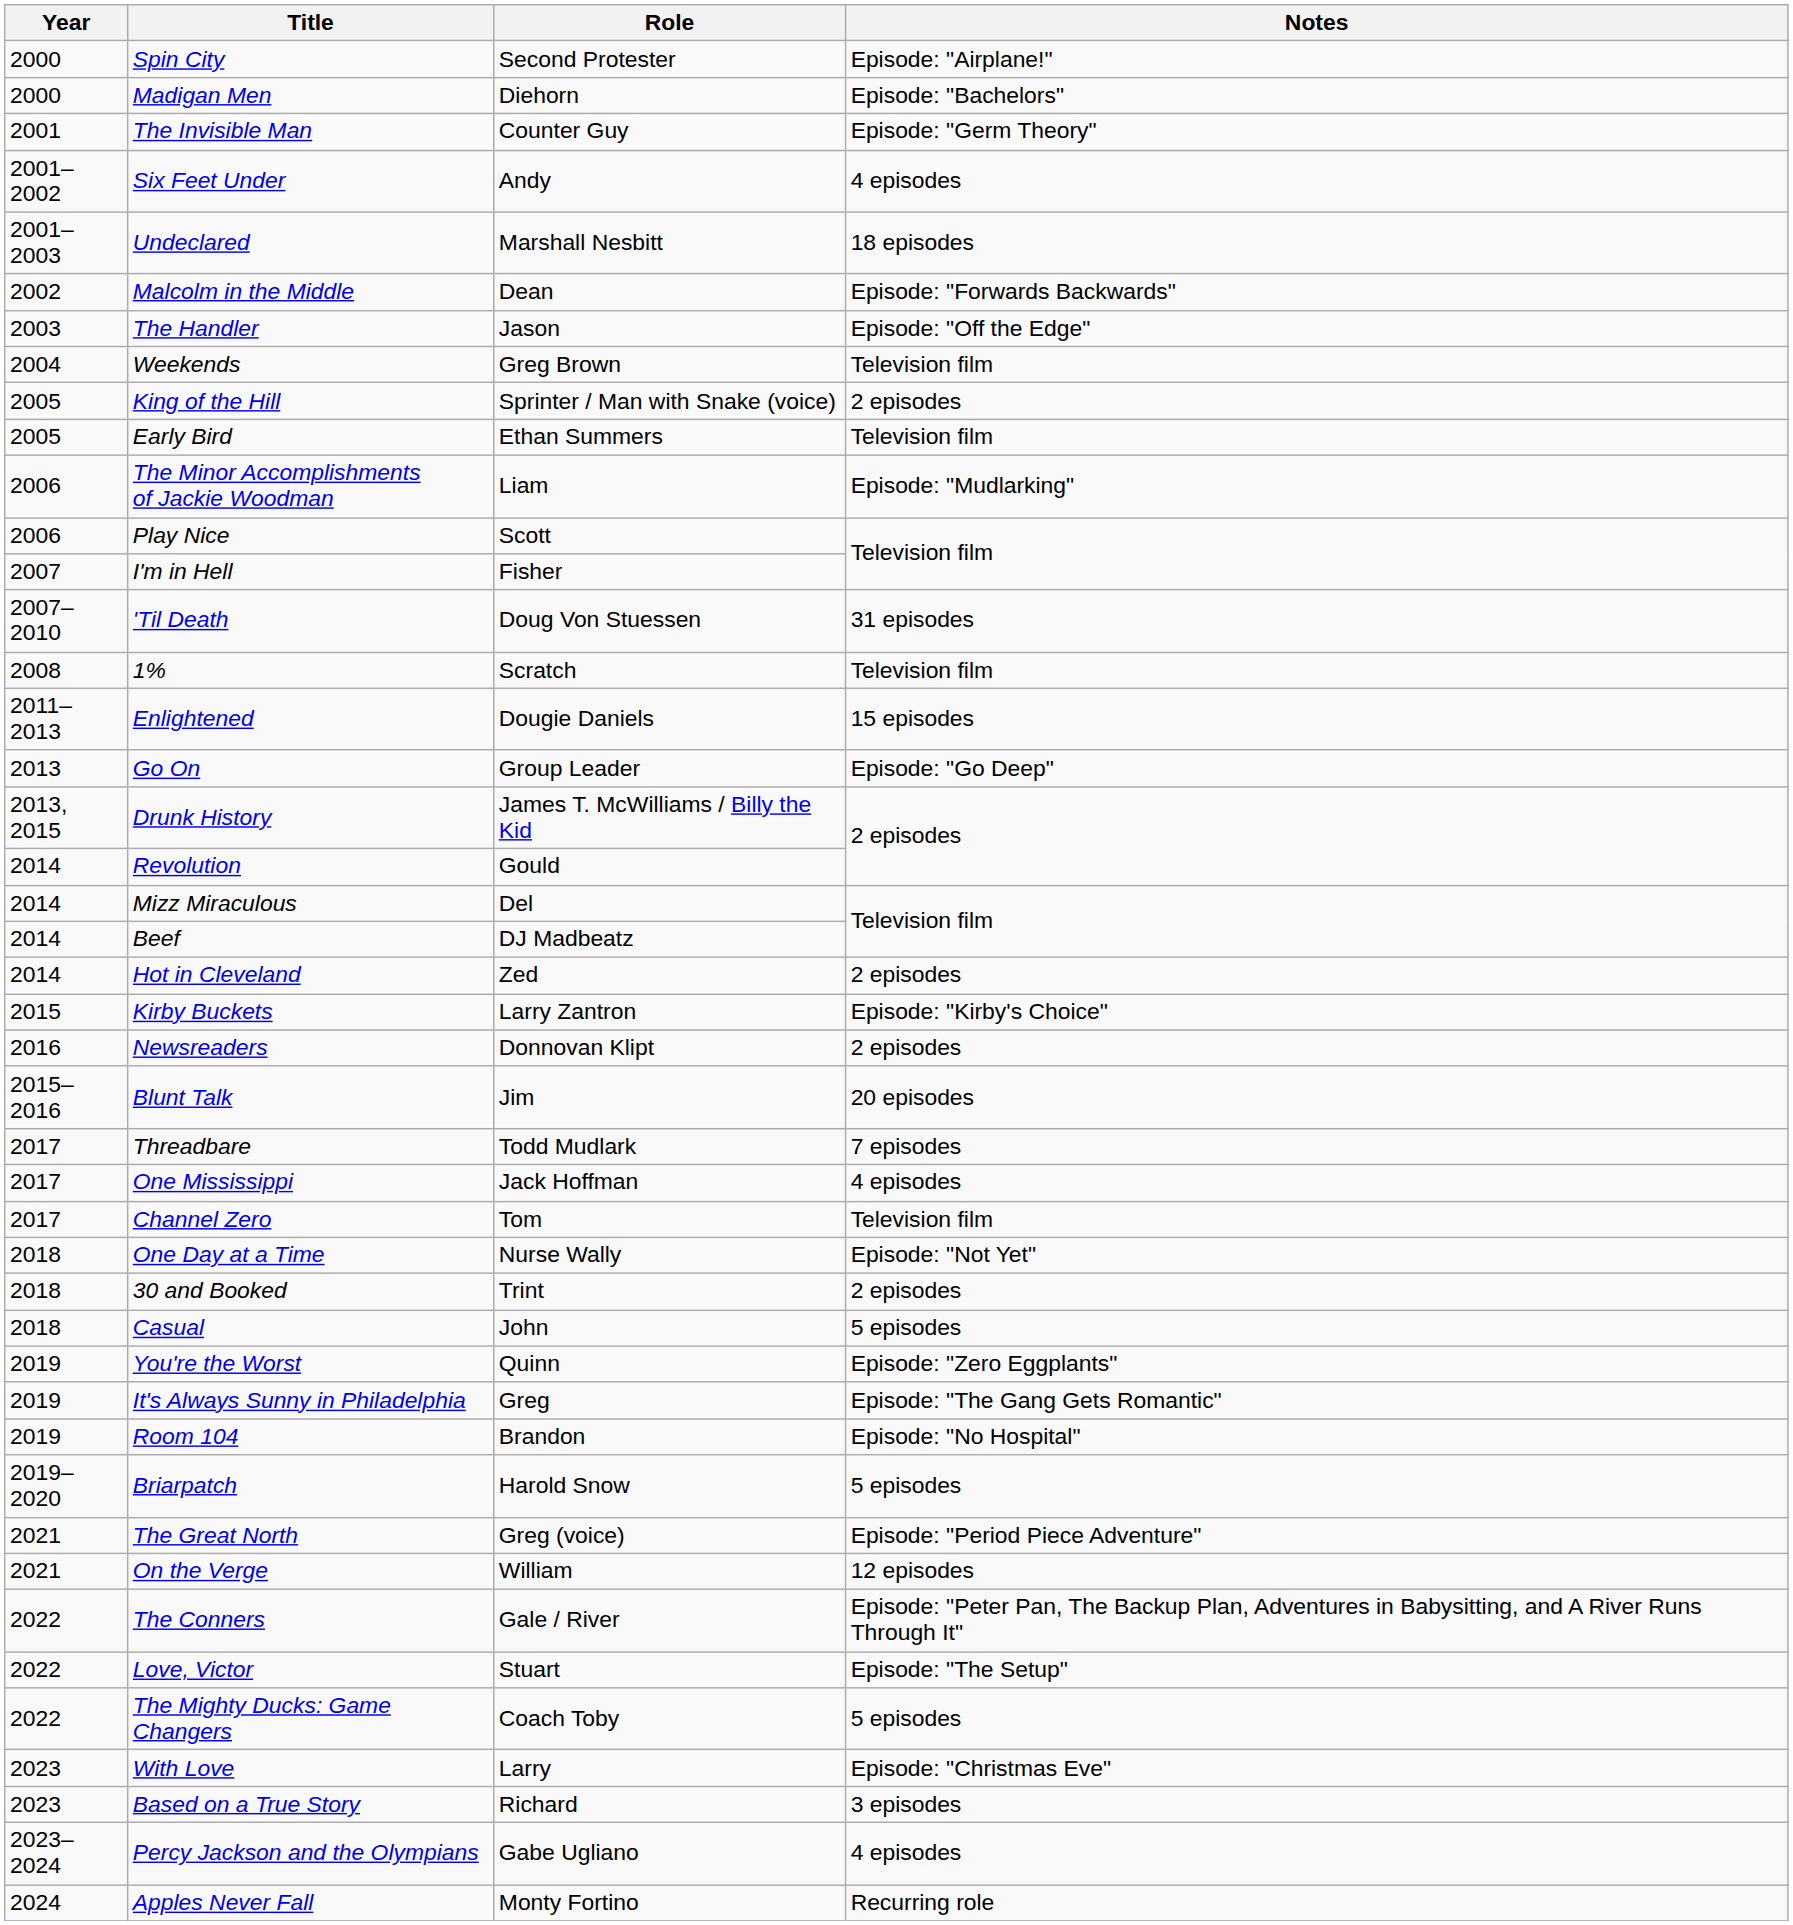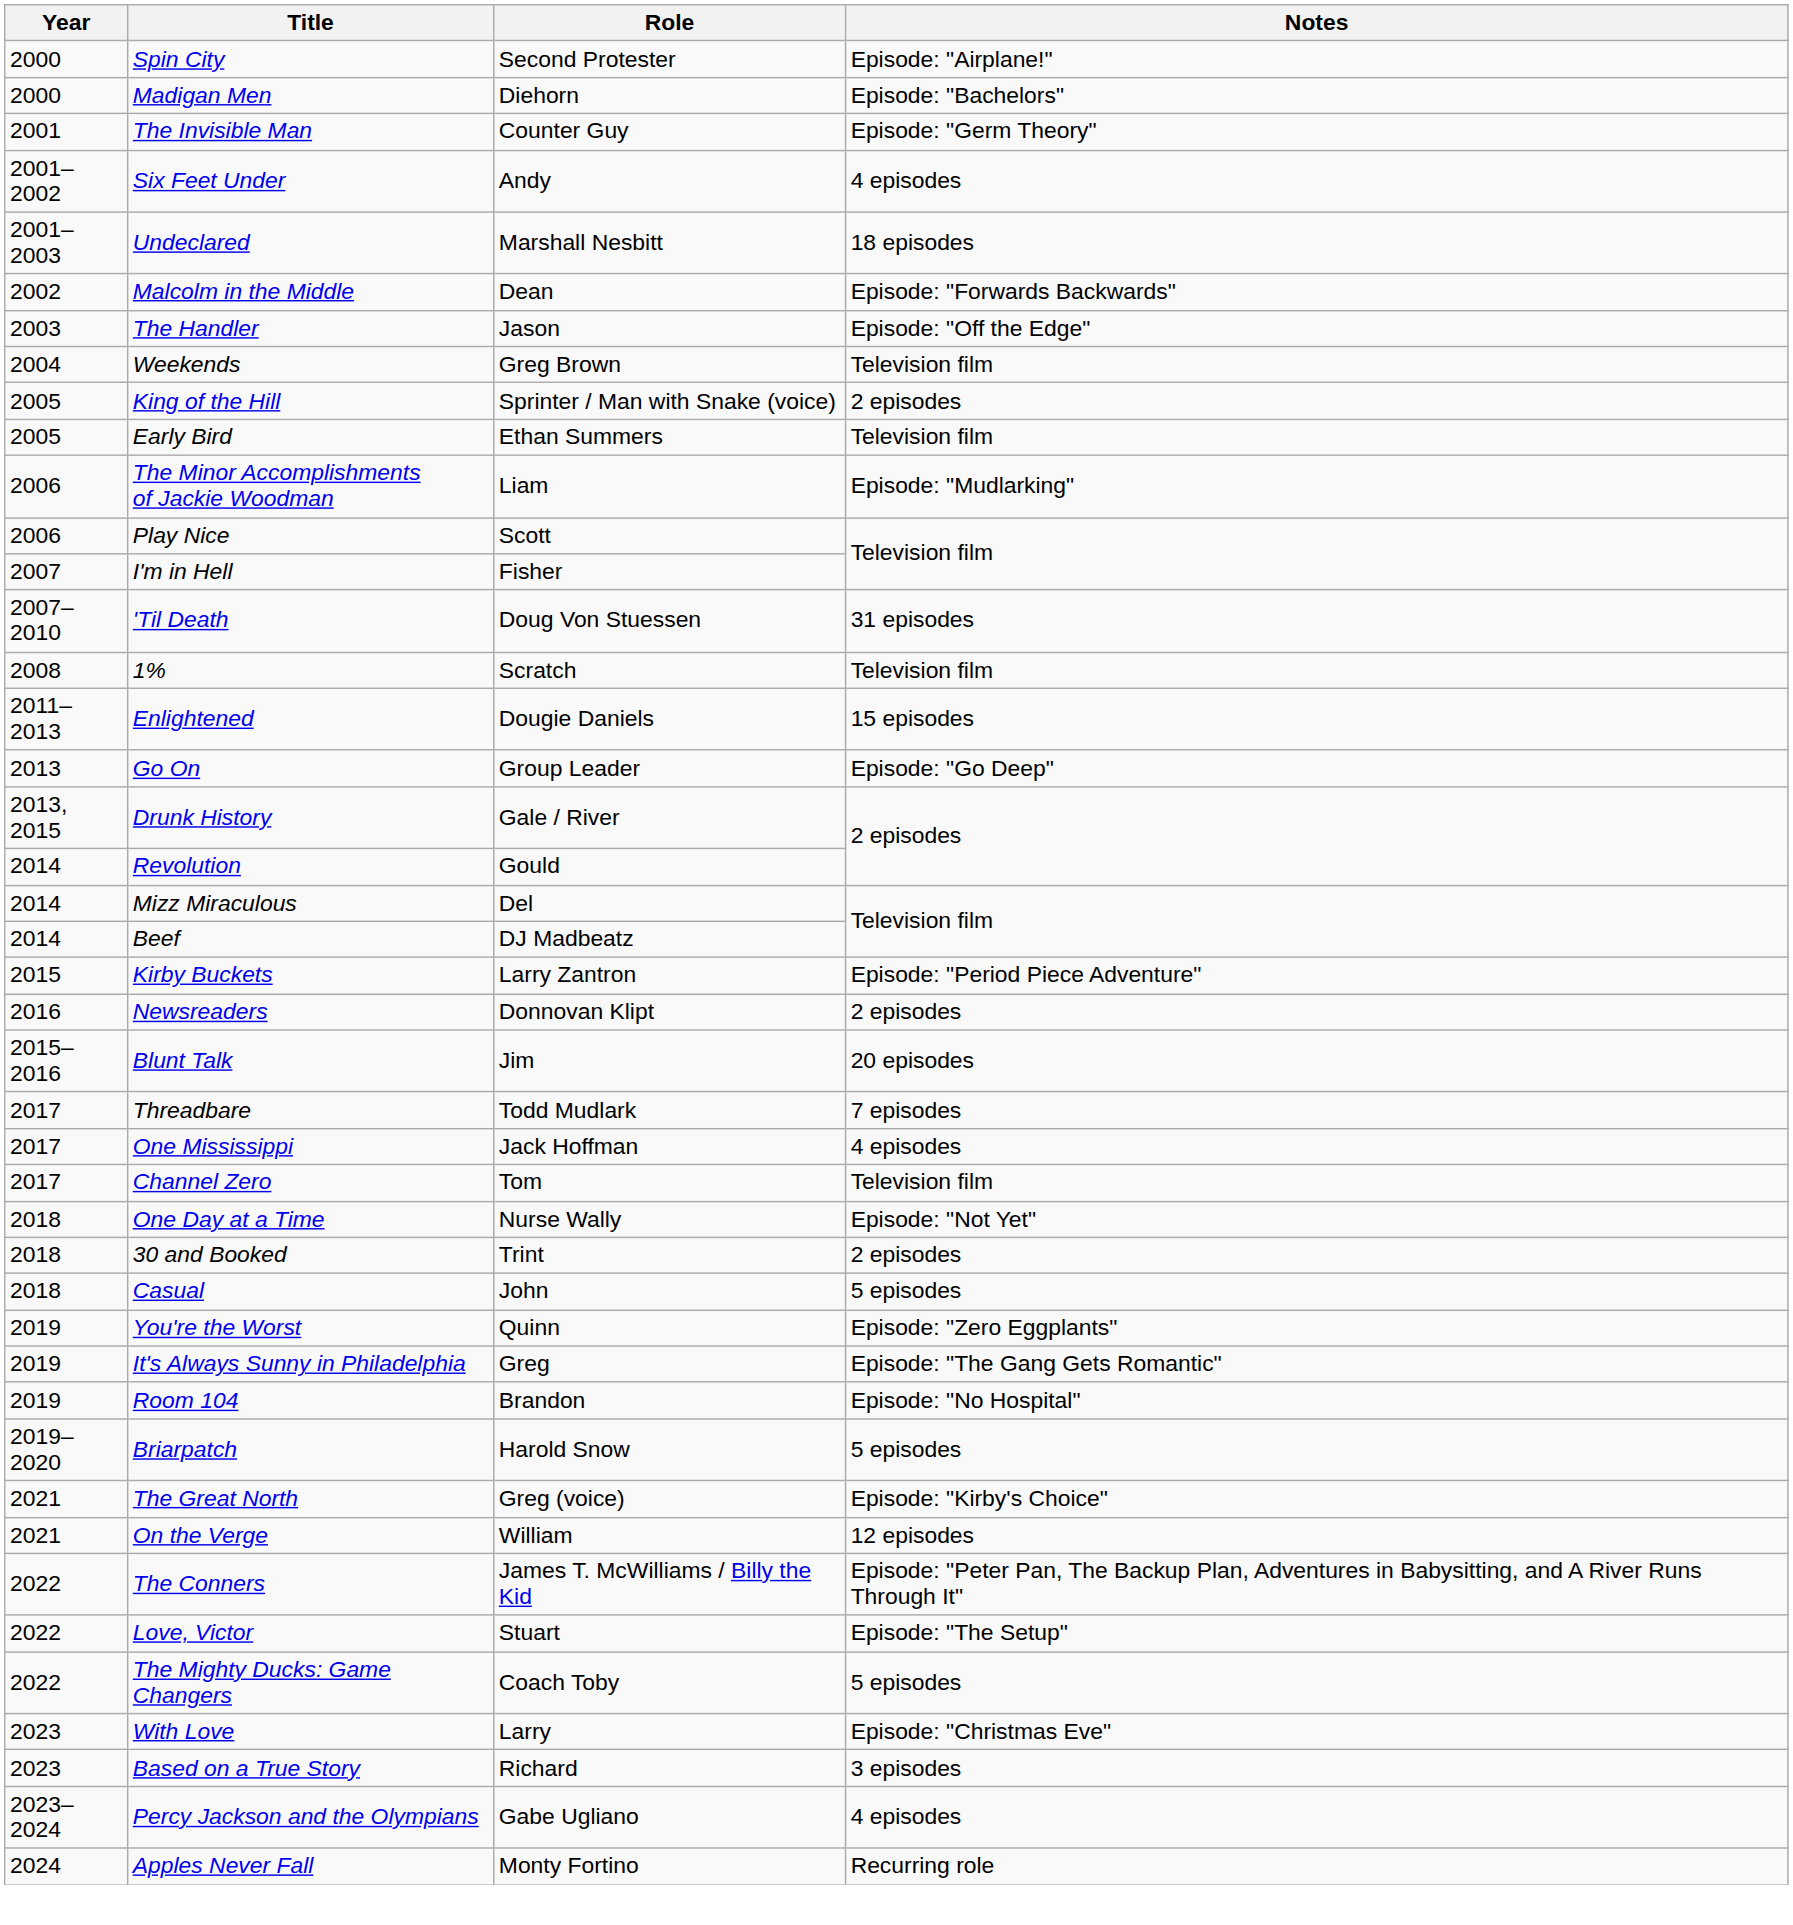(655, 817) James T. McWilliams / Billy the Kid -> (559, 817) Gale / River
- row: (217, 975)
(979, 1011) Episode: "Kirby's Choice" -> (1026, 975) Episode: "Period Piece Adventure"
(1026, 1534) Episode: "Period Piece Adventure" -> (979, 1498) Episode: "Kirby's Choice"
(559, 1620) Gale / River -> (655, 1584) James T. McWilliams / Billy the Kid
